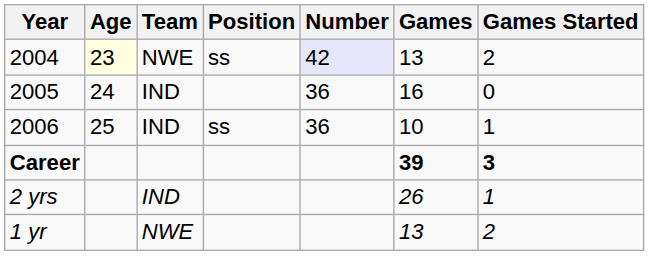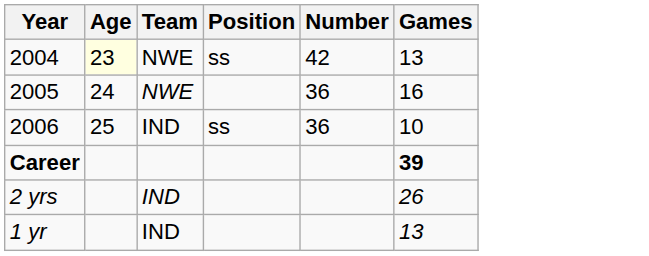- column: (561, 22)
(318, 57) lavender background -> (318, 57) no background
(161, 92) IND -> (168, 92) NWE
(168, 232) NWE -> (161, 232) IND
